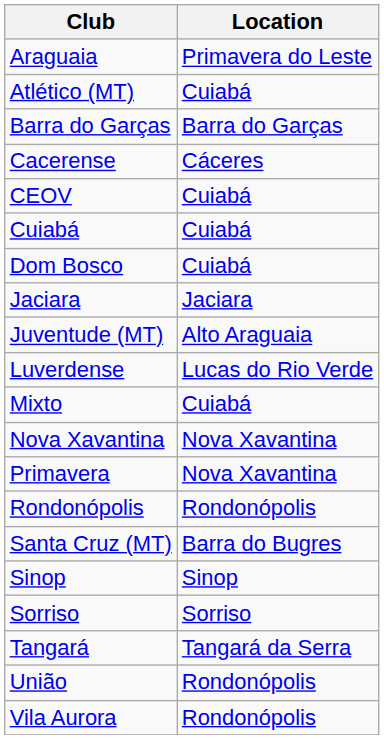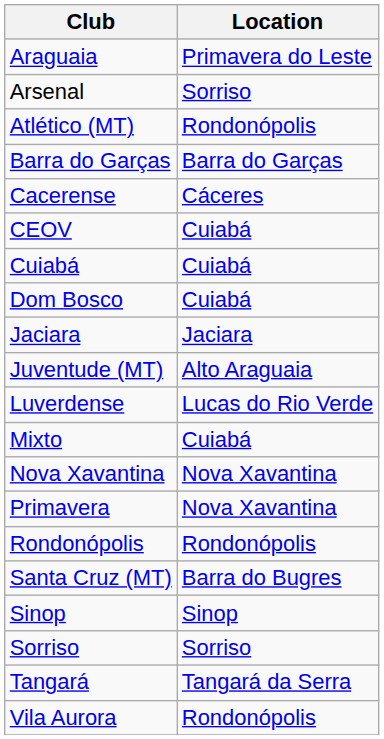+ row: (47, 91)
(217, 91) Cuiabá -> (249, 126) Rondonópolis
- row: (38, 682)
